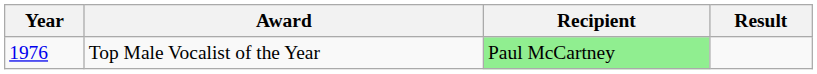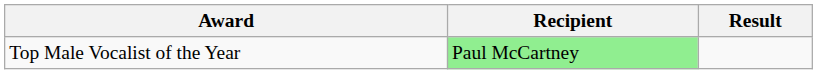- column: (44, 20)
